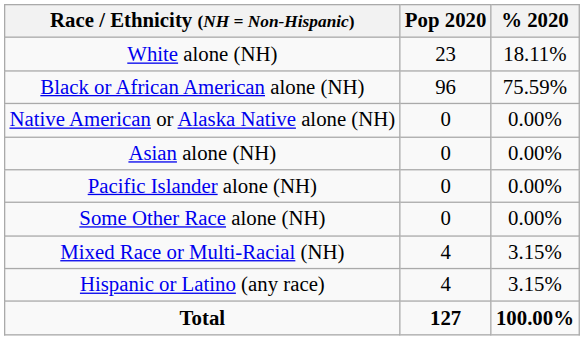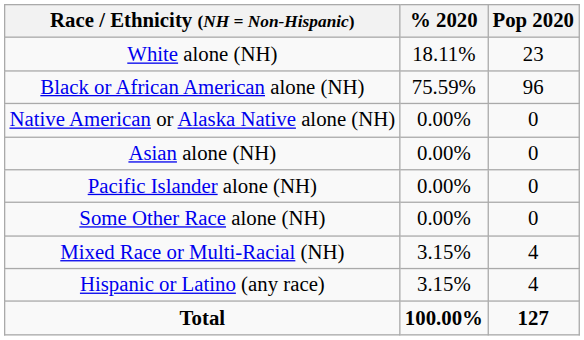columns swapped: (446, 20) <-> (535, 20)
